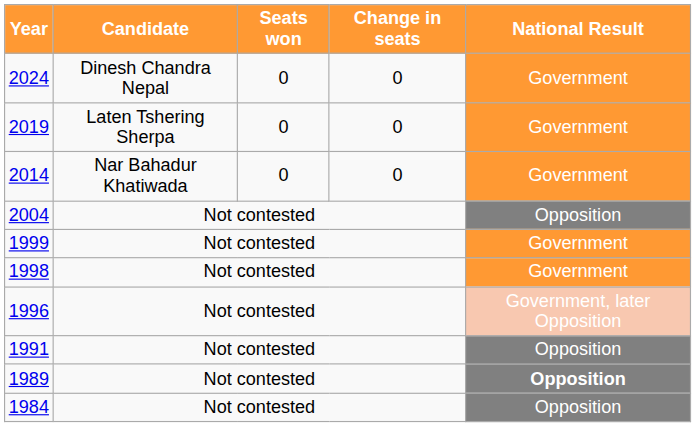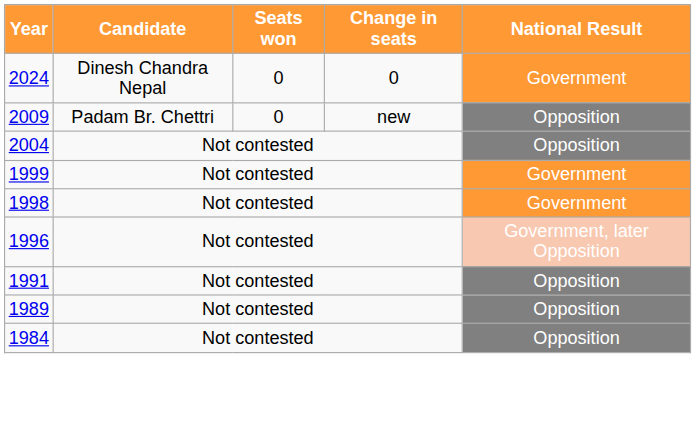- row: (29, 127)
- row: (29, 176)
+ row: (29, 116)
(578, 378) bold -> (577, 309) normal
